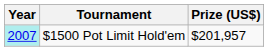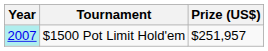(219, 35) $201,957 -> (219, 35) $251,957
